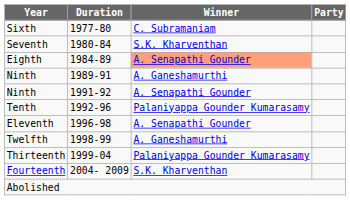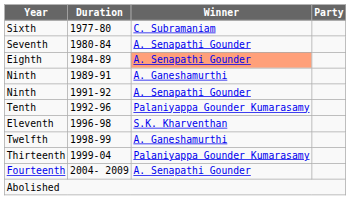(180, 44) S.K. Kharventhan -> (192, 44) A. Senapathi Gounder
(192, 124) A. Senapathi Gounder -> (180, 124) S.K. Kharventhan
(180, 171) S.K. Kharventhan -> (192, 171) A. Senapathi Gounder
